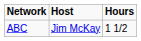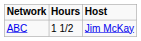columns swapped: (120, 12) <-> (62, 12)
